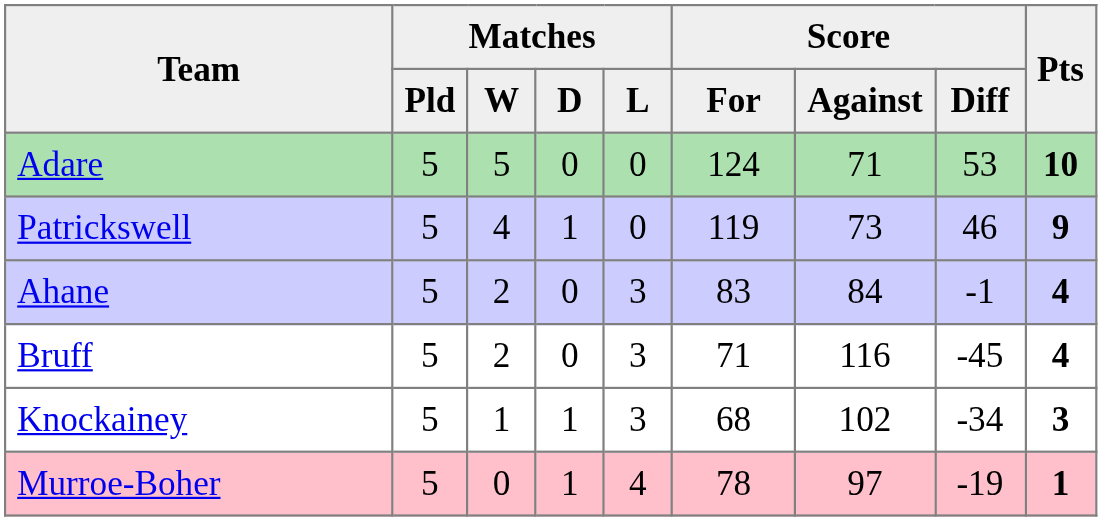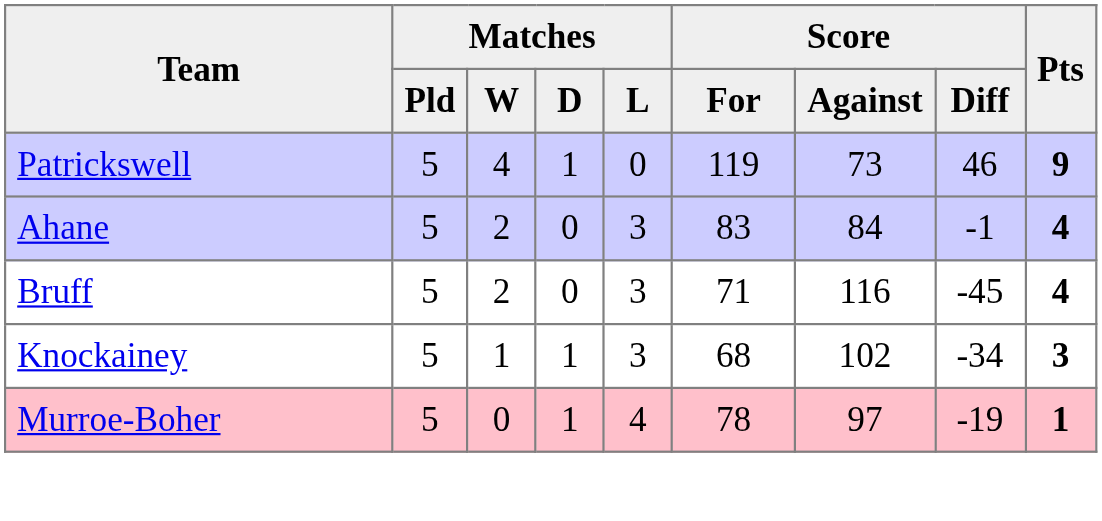- row: (60, 164)
